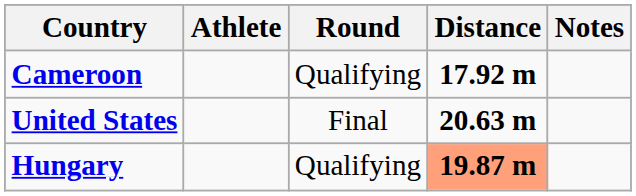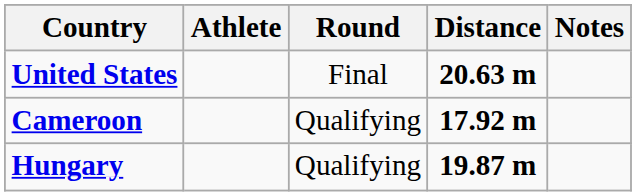rows swapped: (77, 73) <-> (95, 119)
(488, 166) lightsalmon background -> (488, 166) no background
